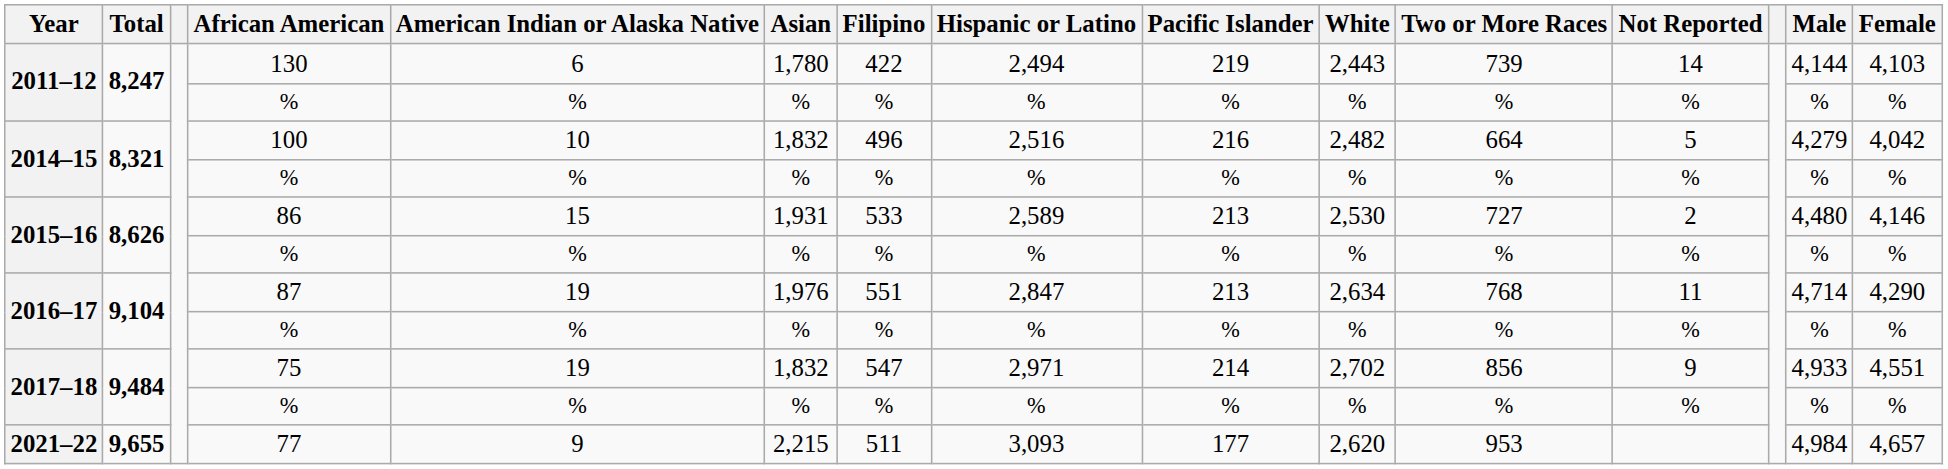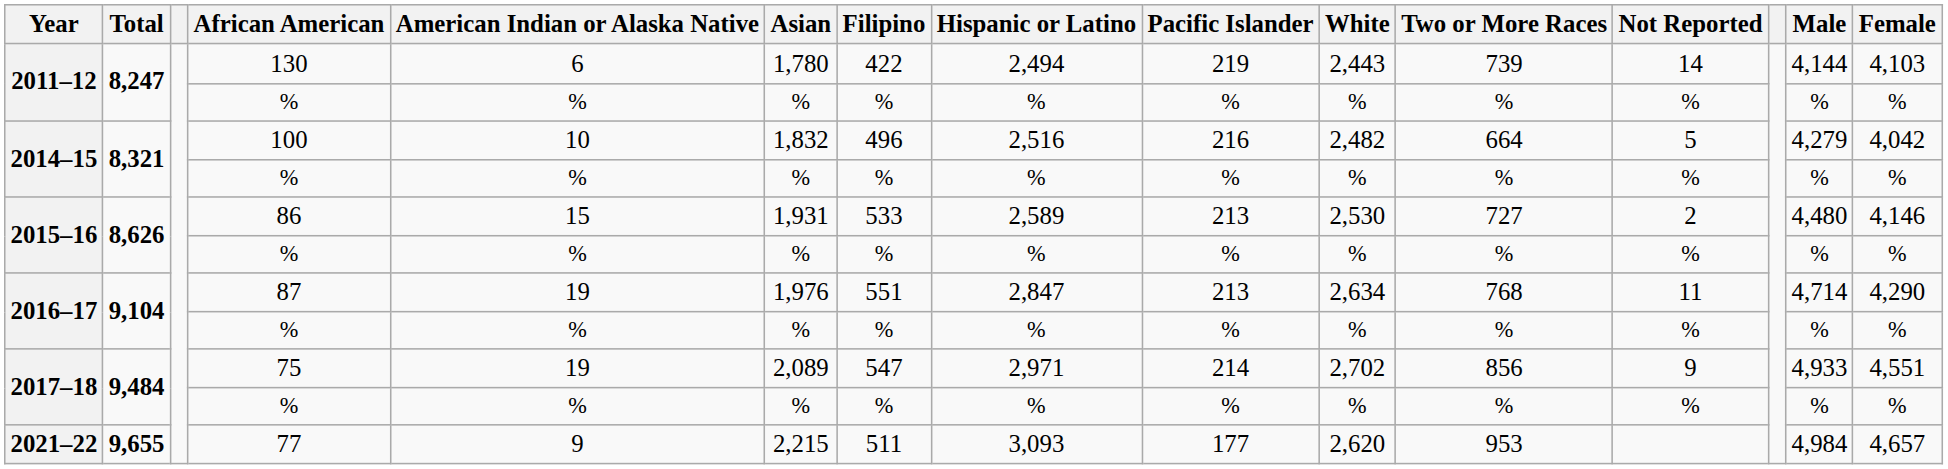(801, 368) 1,832 -> (801, 368) 2,089
